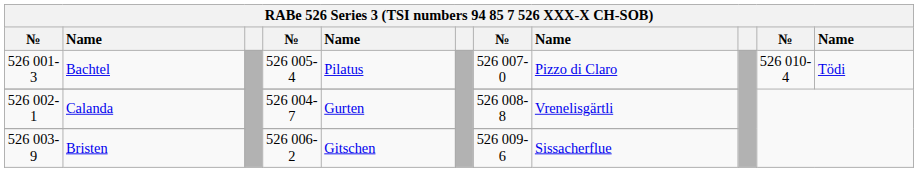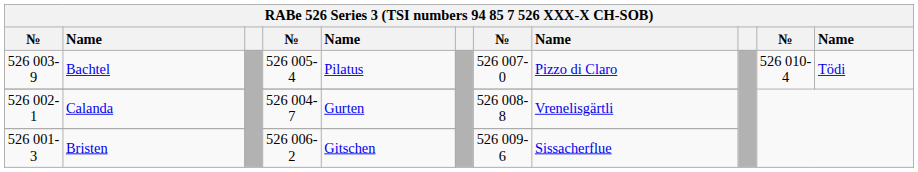(34, 69) 526 001-3 -> (34, 69) 526 003-9
(34, 147) 526 003-9 -> (34, 147) 526 001-3
